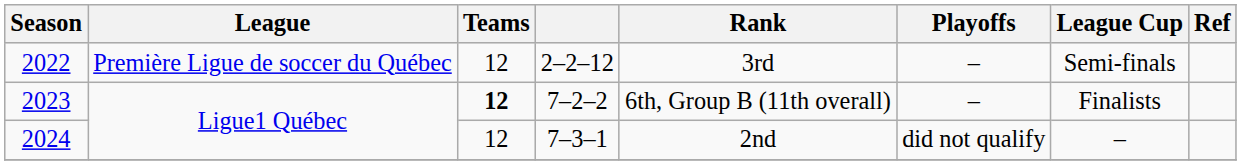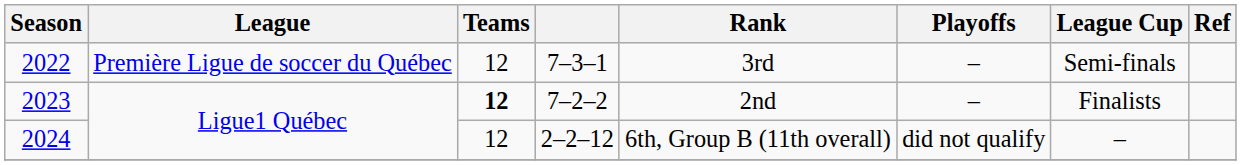(577, 62) 2–2–12 -> (577, 62) 7–3–1
(758, 100) 6th, Group B (11th overall) -> (758, 100) 2nd
(577, 139) 7–3–1 -> (577, 139) 2–2–12
(758, 139) 2nd -> (758, 139) 6th, Group B (11th overall)
